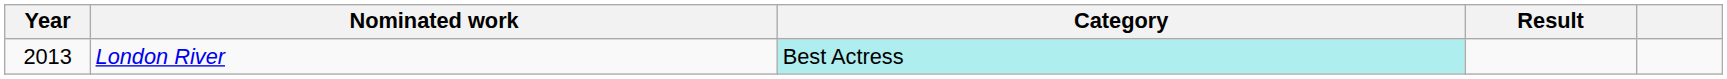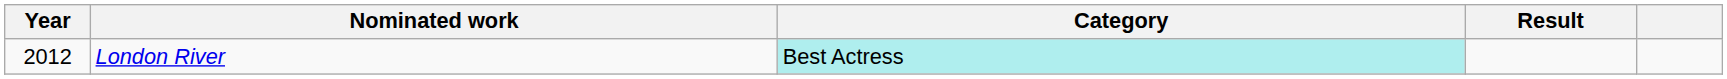(48, 56) 2013 -> (48, 56) 2012
